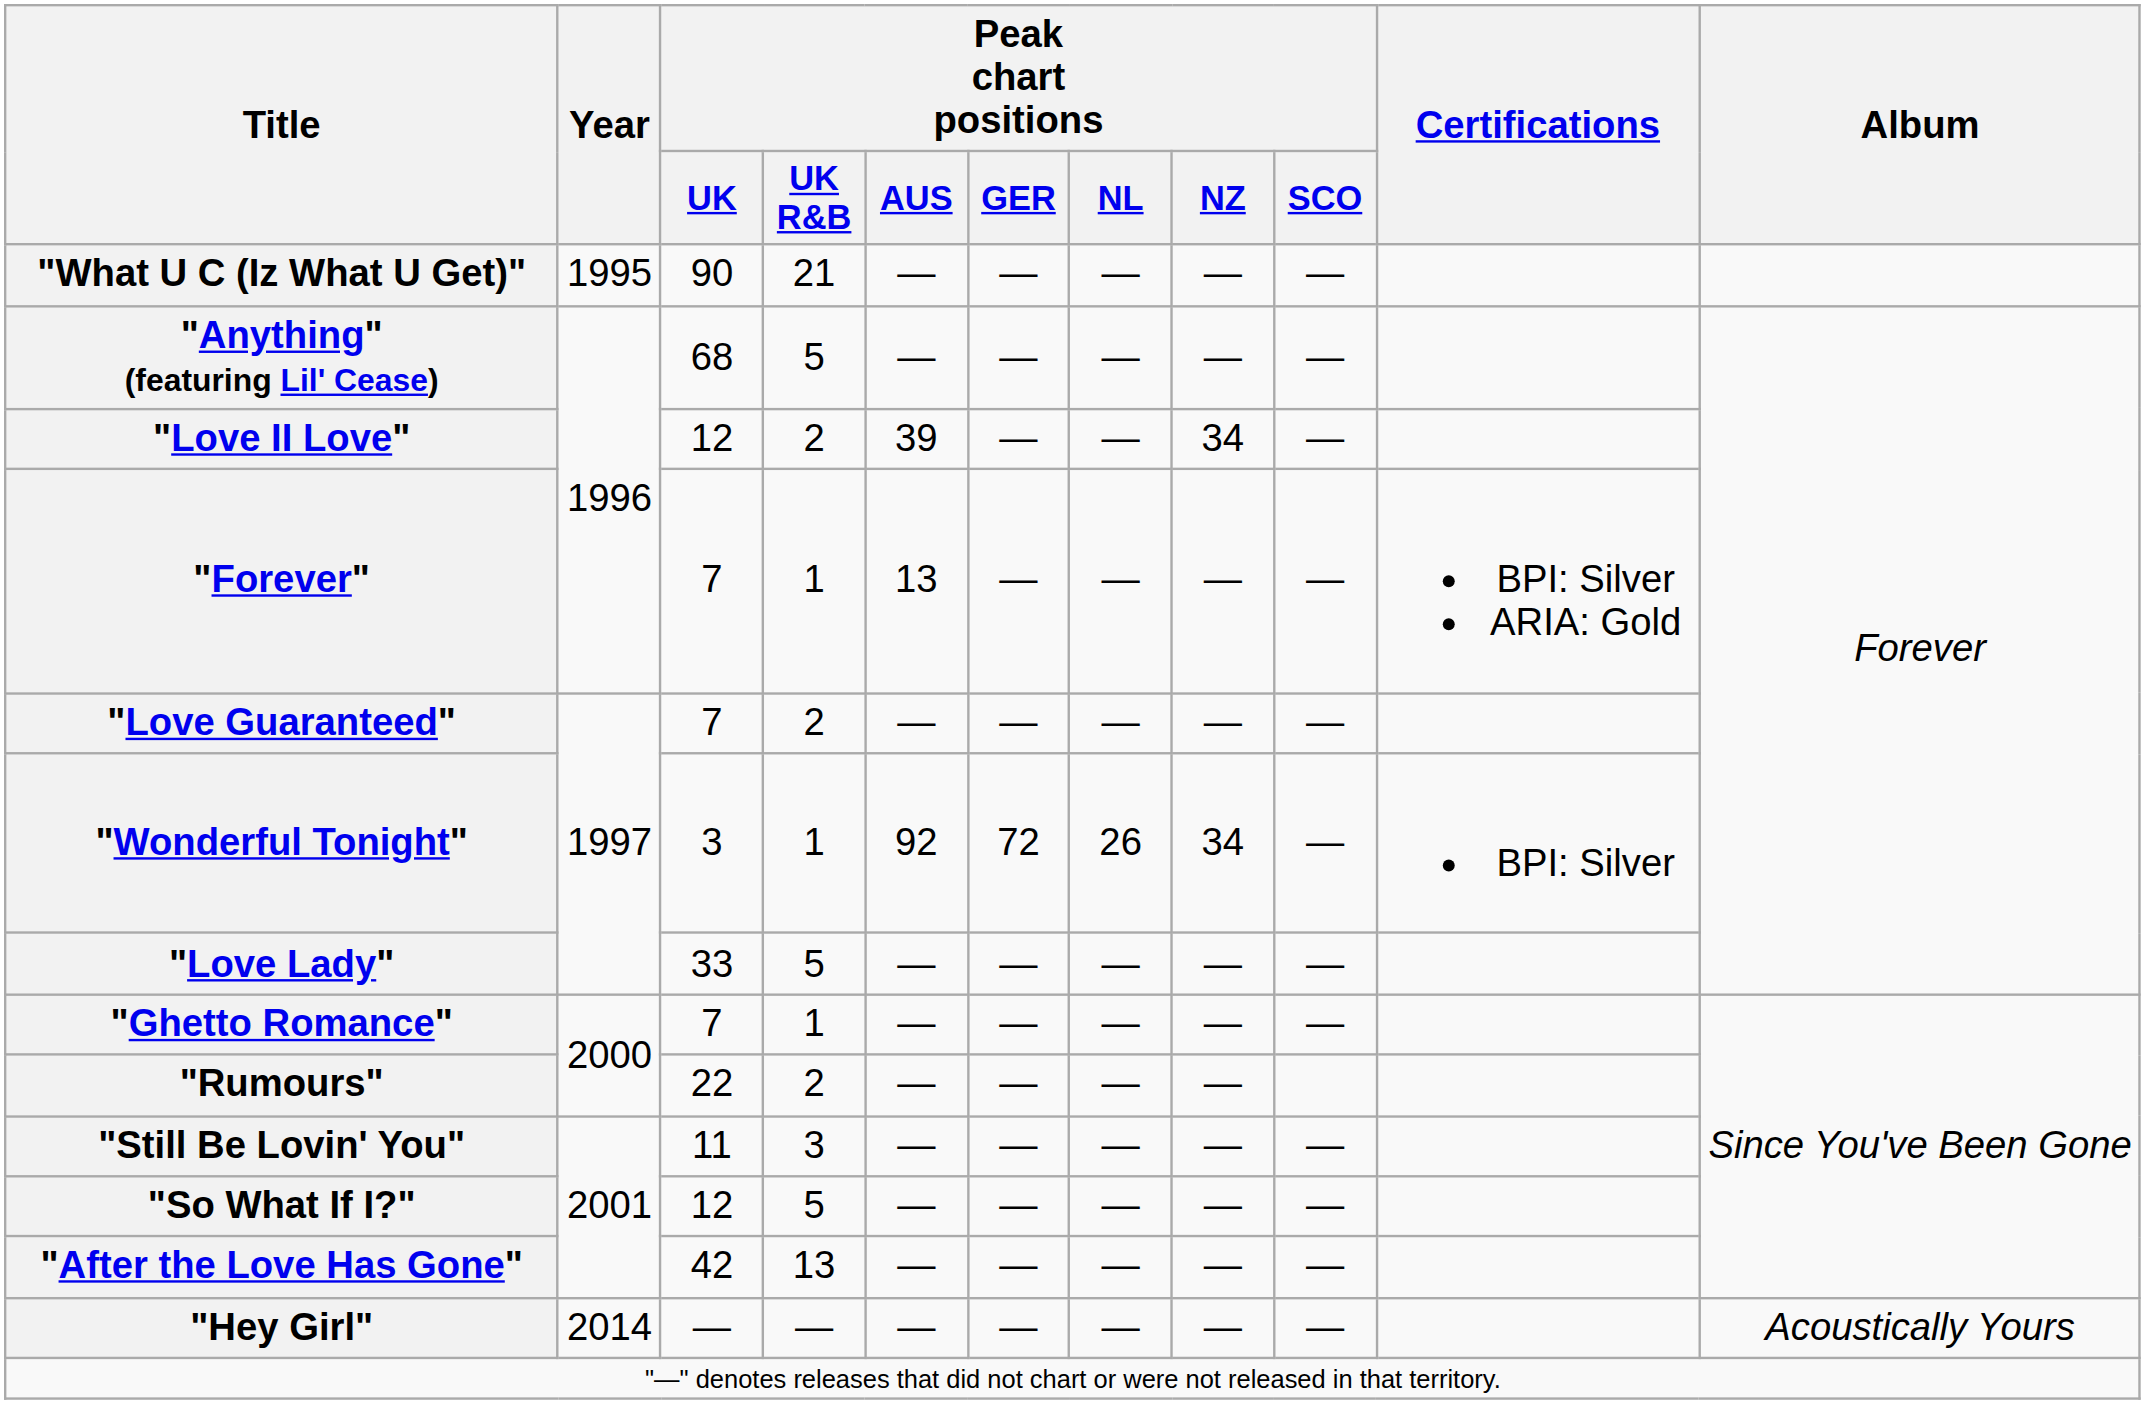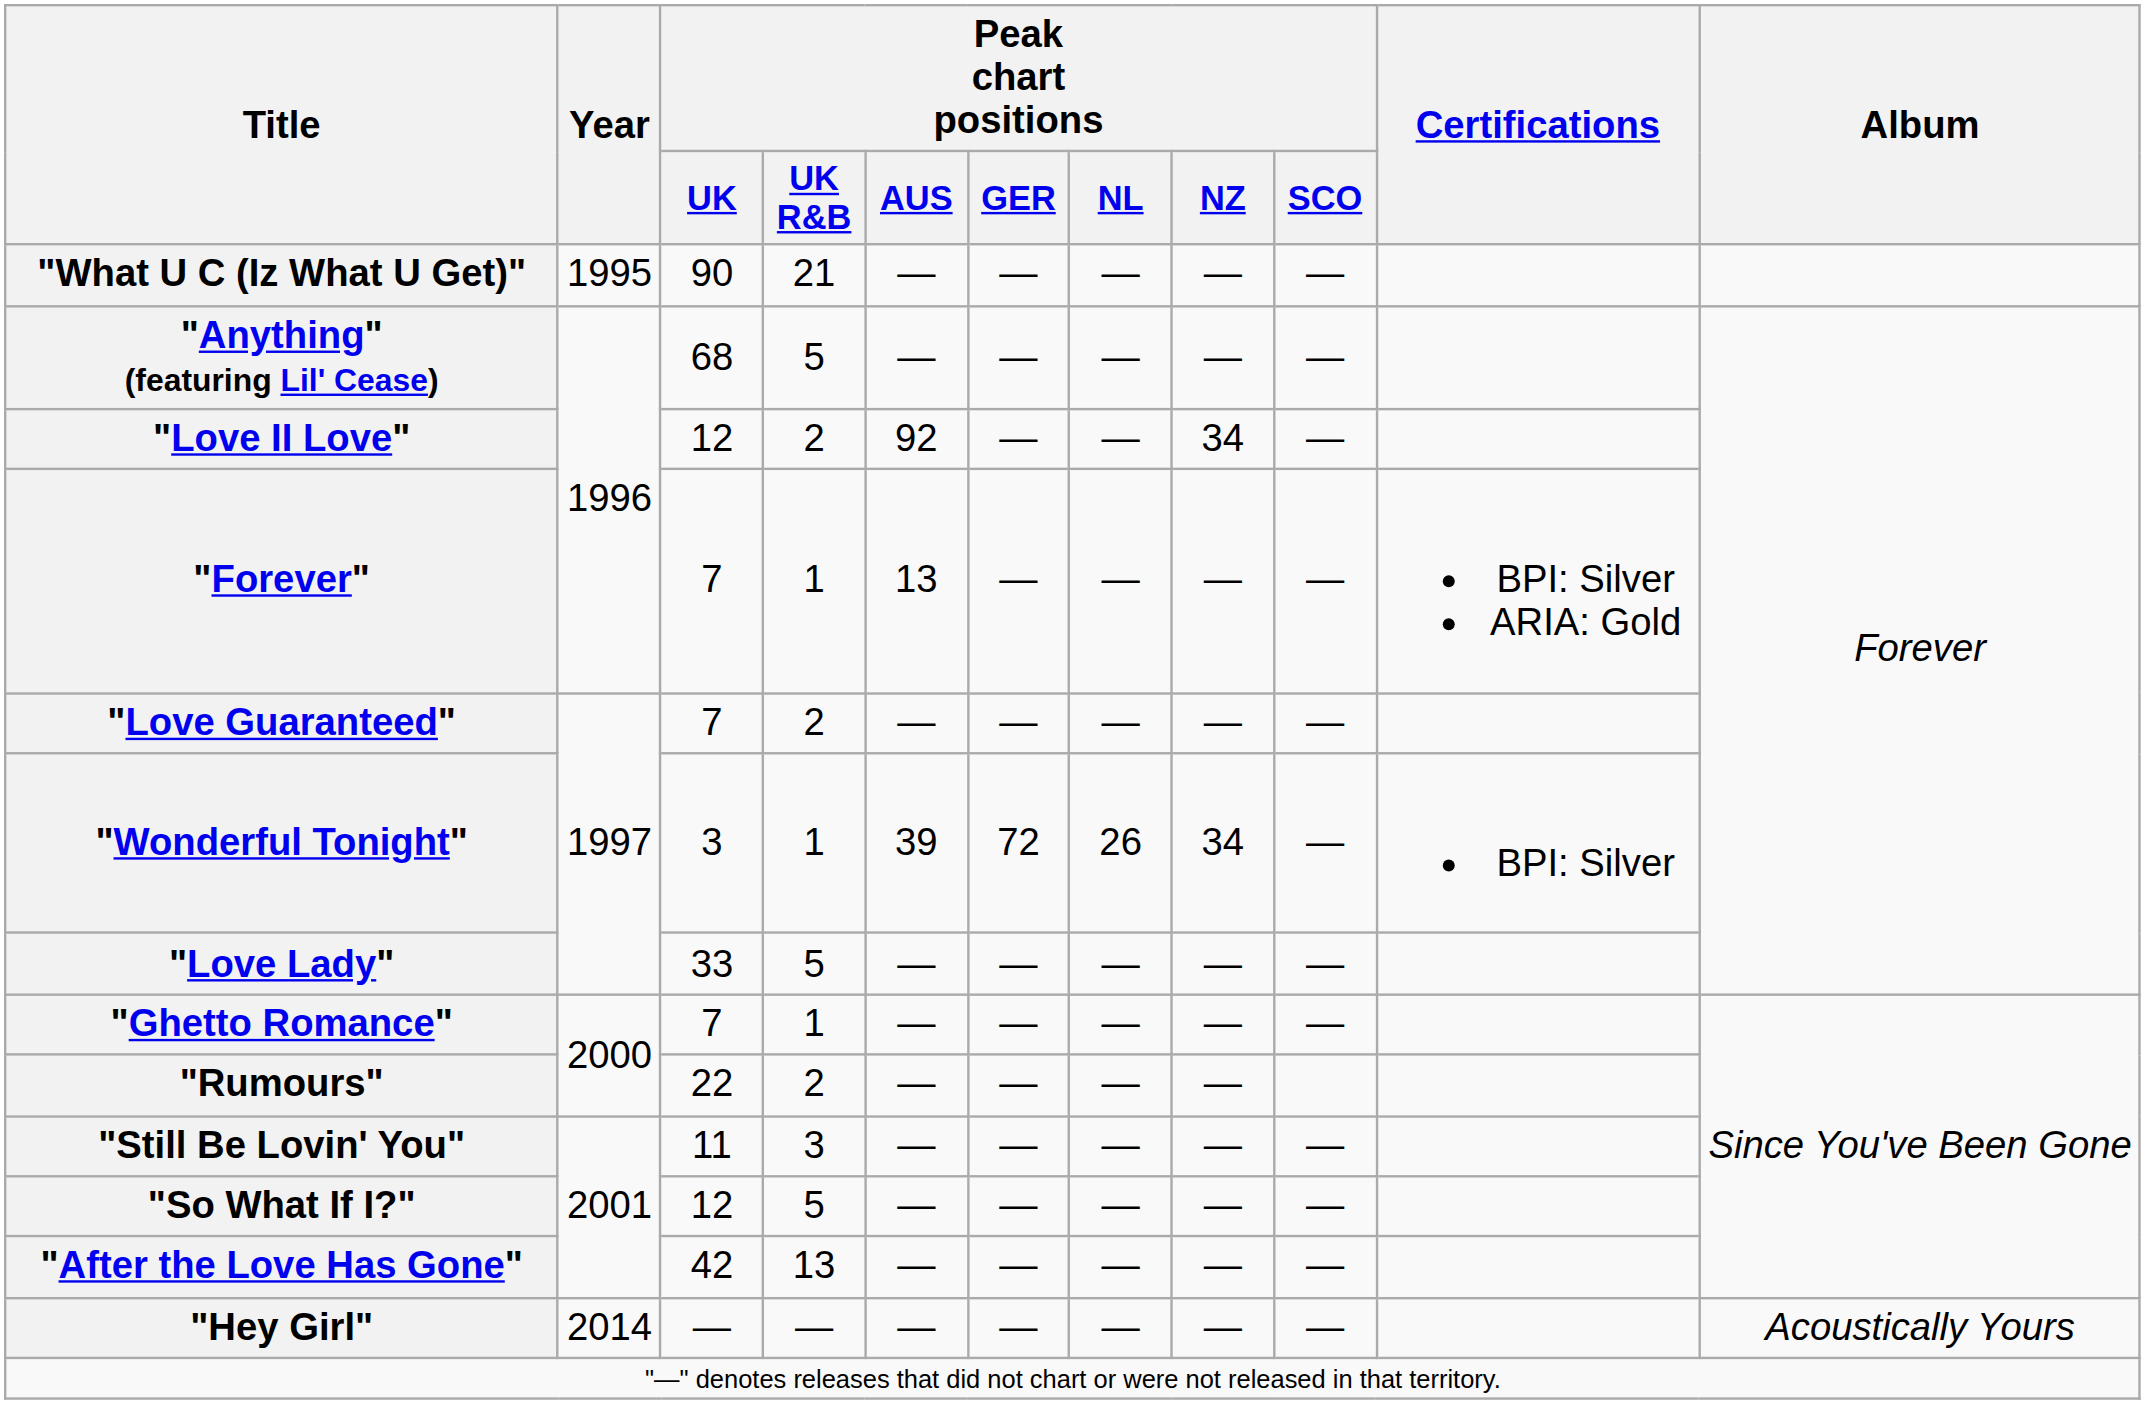(916, 438) 39 -> (916, 438) 92
(916, 842) 92 -> (916, 842) 39
